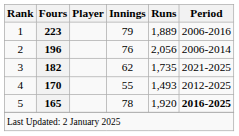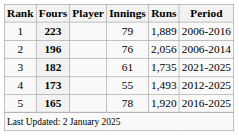(127, 67) 62 -> (127, 67) 61
(53, 85) 170 -> (53, 85) 173
(206, 103) bold -> (206, 103) normal
